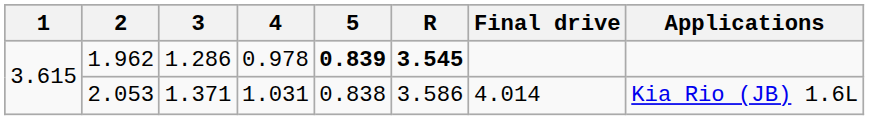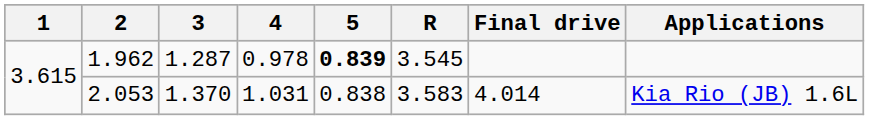(198, 59) 1.286 -> (198, 59) 1.287
(430, 59) bold -> (430, 59) normal
(198, 95) 1.371 -> (198, 95) 1.370
(430, 95) 3.586 -> (430, 95) 3.583
